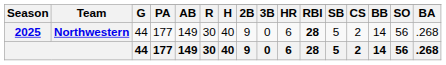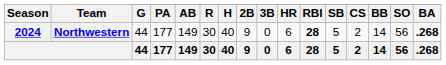(28, 32) 2025 -> (28, 32) 2024
(427, 32) normal -> (427, 32) bold
